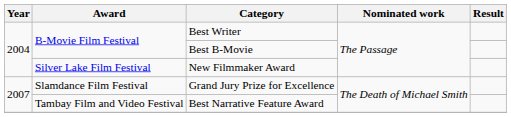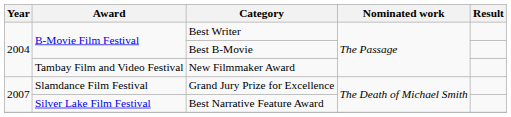(93, 67) Silver Lake Film Festival -> (109, 67) Tambay Film and Video Festival
(109, 103) Tambay Film and Video Festival -> (93, 103) Silver Lake Film Festival
